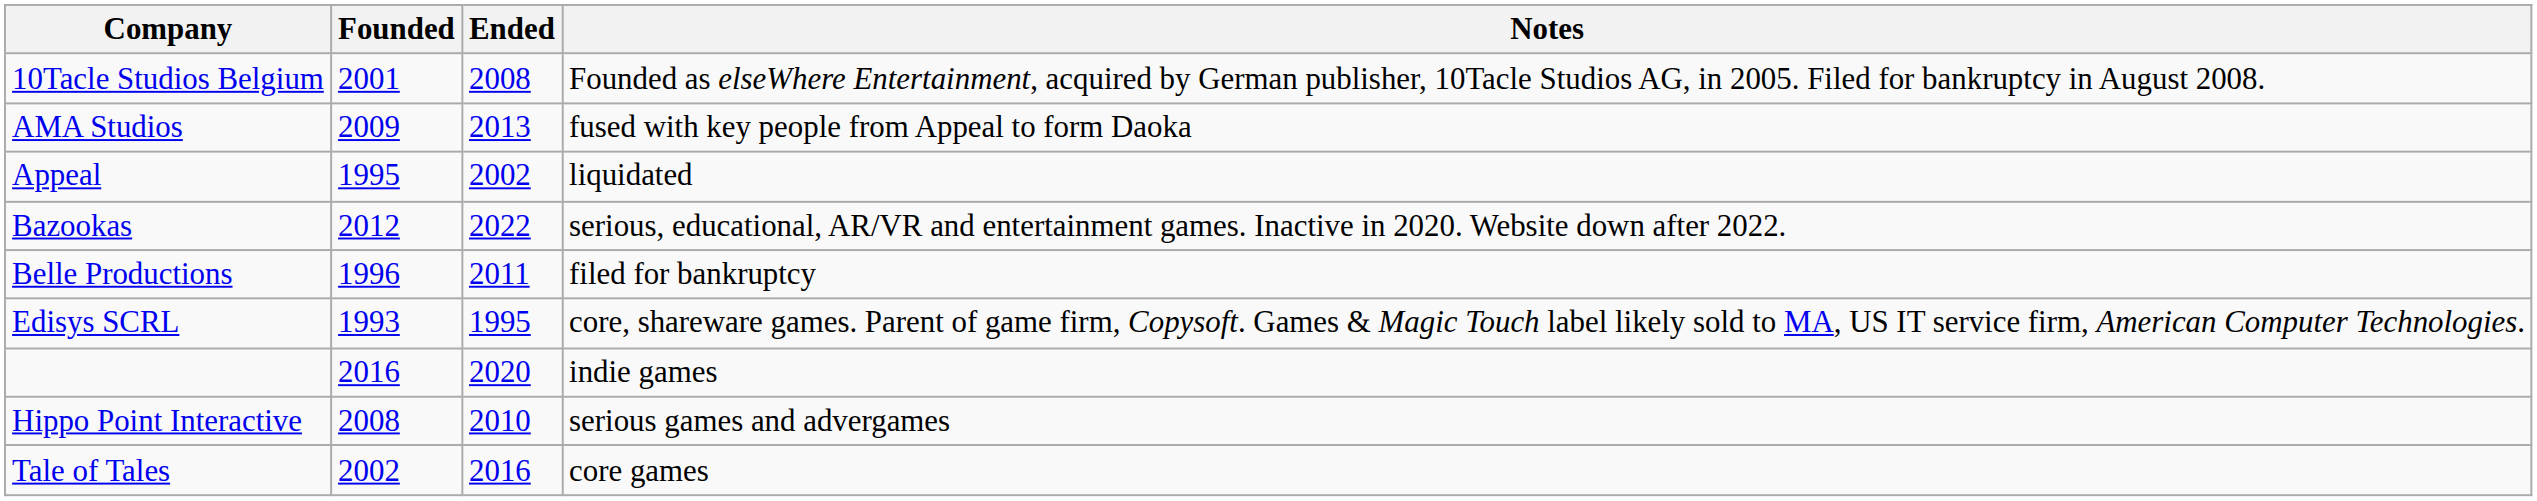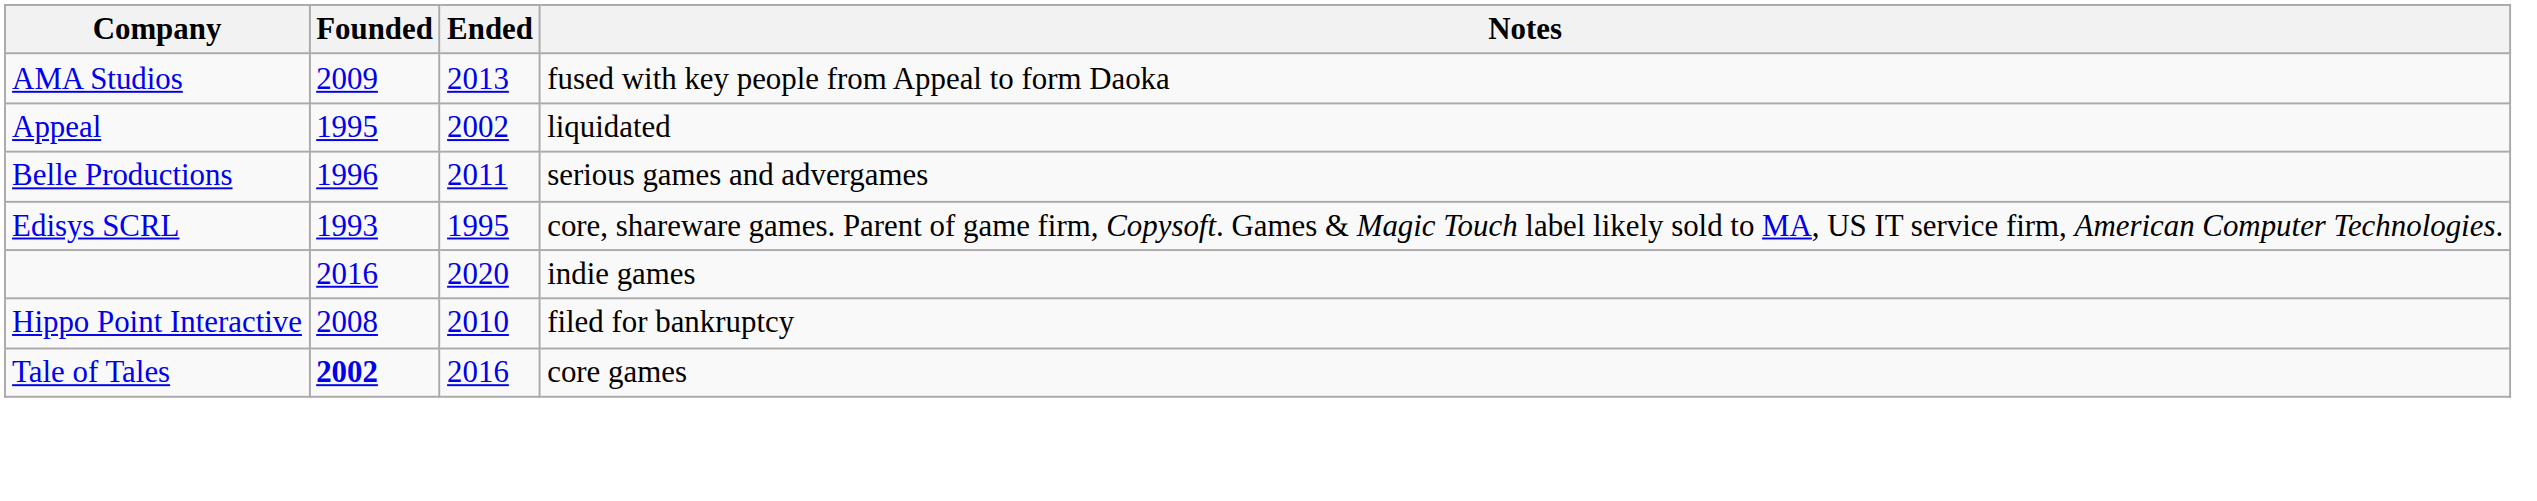- row: (168, 77)
- row: (72, 224)
(693, 273) filed for bankruptcy -> (738, 175) serious games and advergames
(760, 420) serious games and advergames -> (671, 322) filed for bankruptcy
(369, 469) normal -> (347, 371) bold
